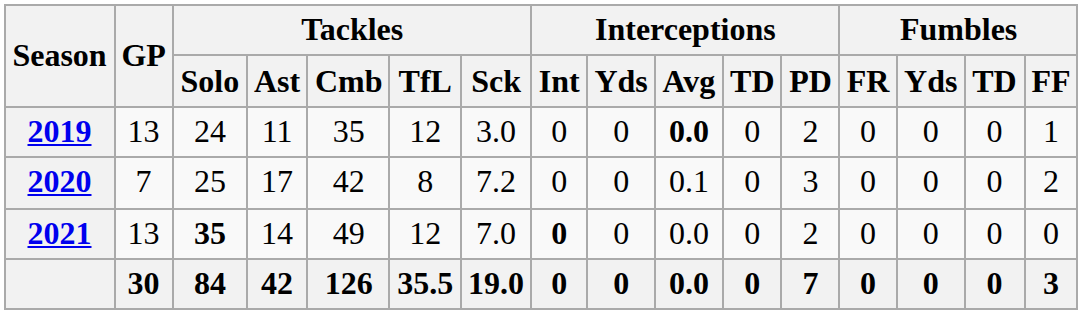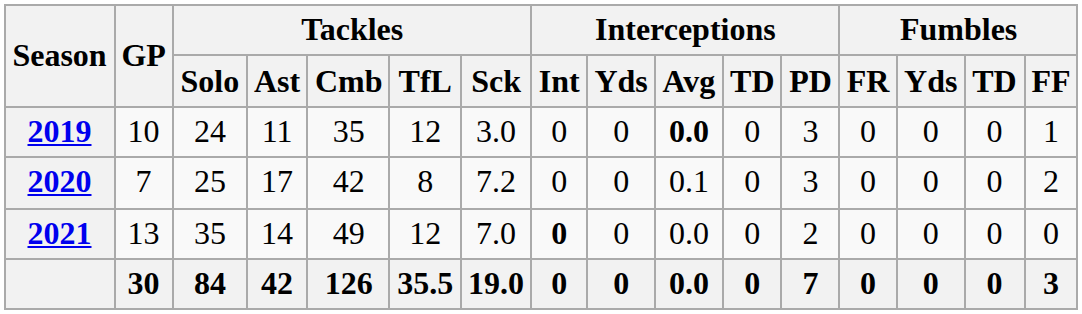(144, 131) 13 -> (144, 131) 10
(811, 131) 2 -> (811, 131) 3
(210, 232) bold -> (210, 232) normal
